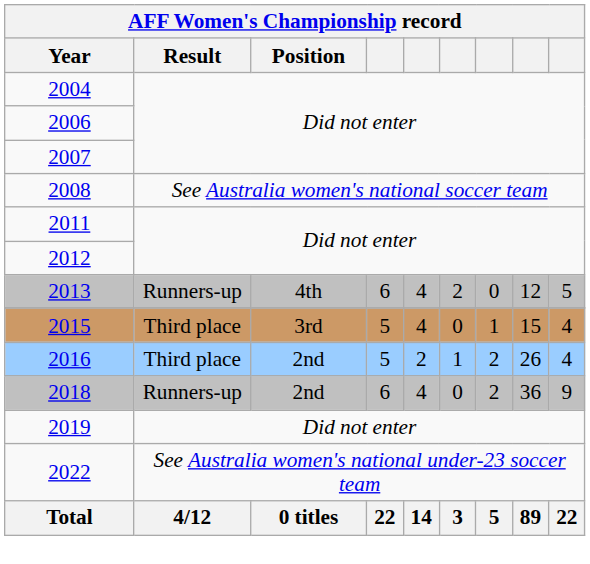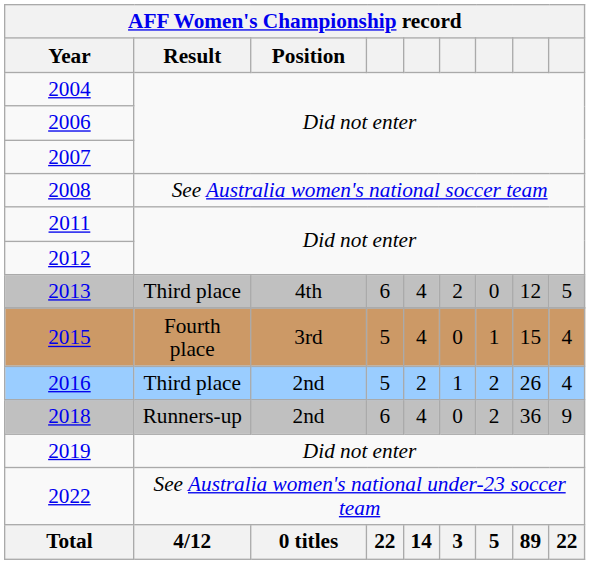(192, 291) Runners-up -> (192, 291) Third place
(192, 325) Third place -> (192, 337) Fourth place
